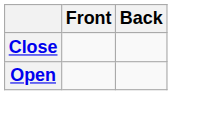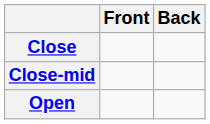+ row: (52, 75)
